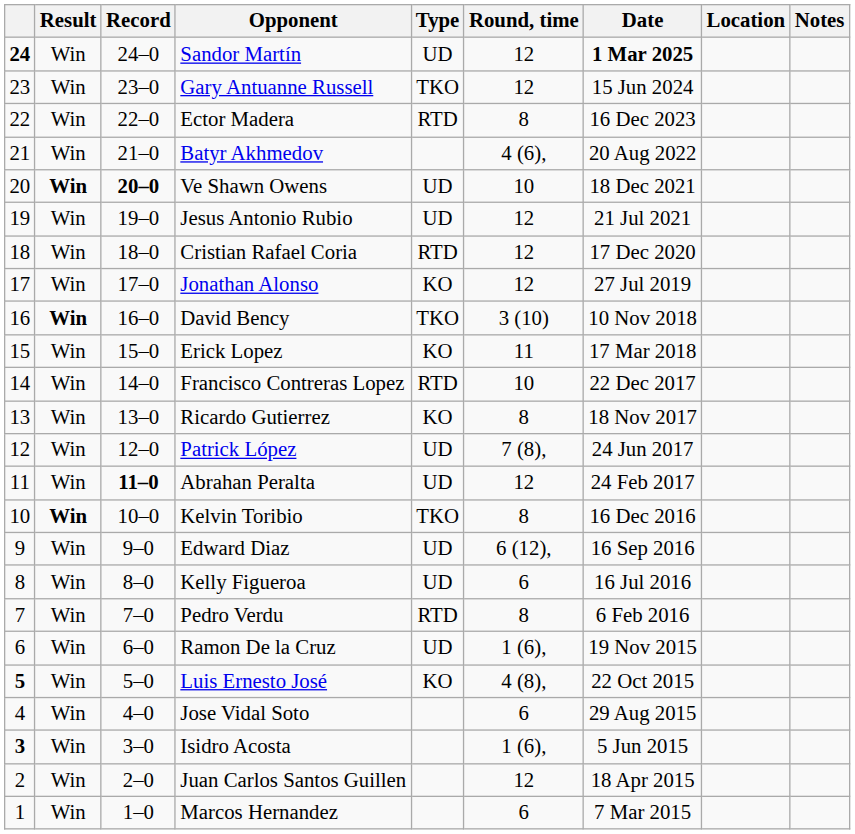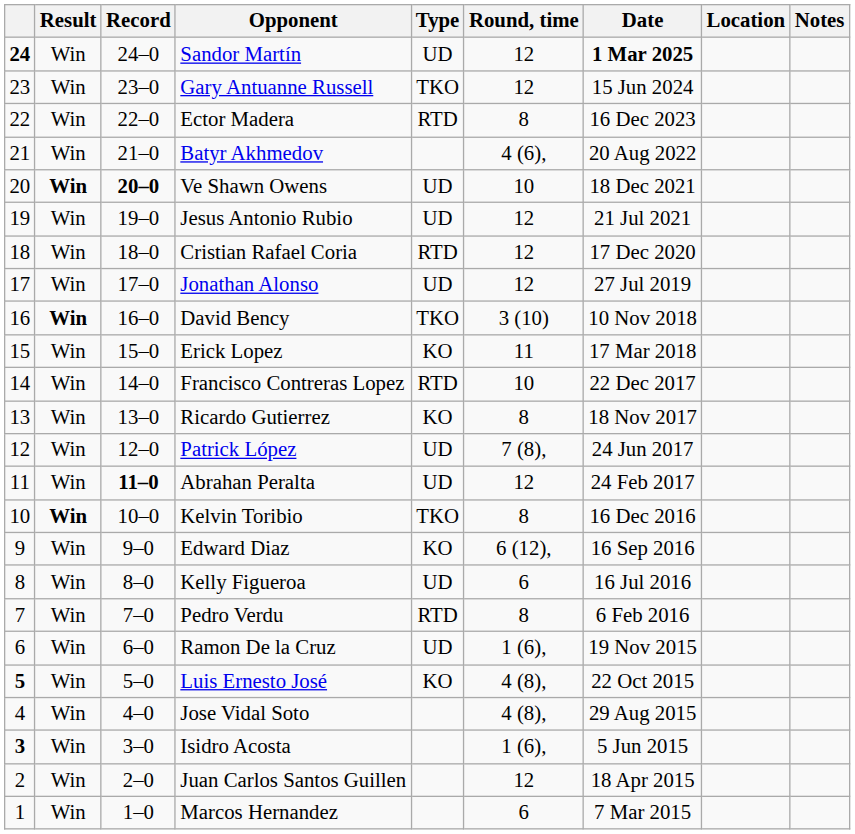(438, 284) KO -> (438, 284) UD
(438, 548) UD -> (438, 548) KO
(524, 713) 6 -> (524, 713) 4 (8),
